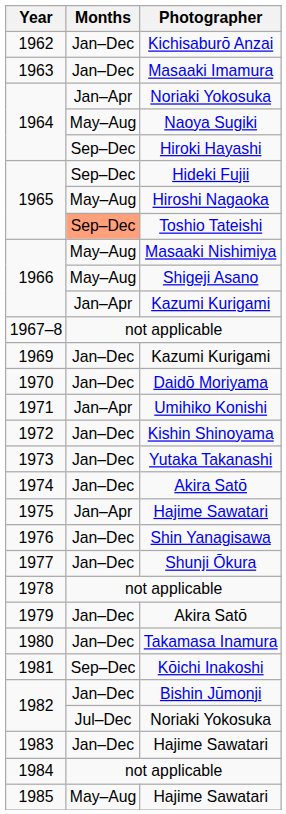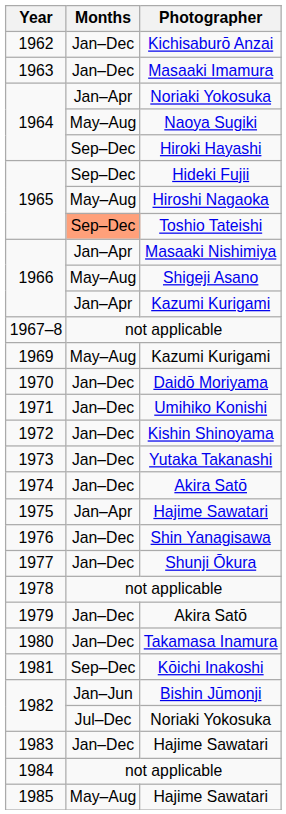(103, 252) May–Aug -> (103, 252) Jan–Apr
(103, 356) Jan–Dec -> (103, 356) May–Aug
(103, 408) Jan–Apr -> (103, 408) Jan–Dec
(103, 693) Jan–Dec -> (103, 693) Jan–Jun
